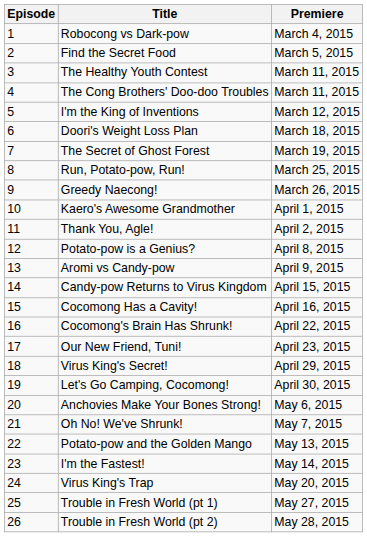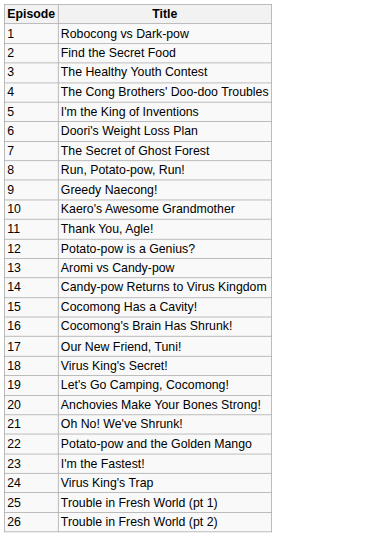- column: (317, 14)
